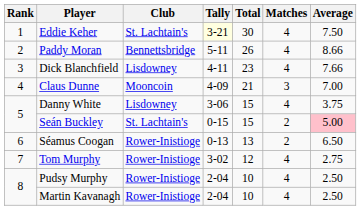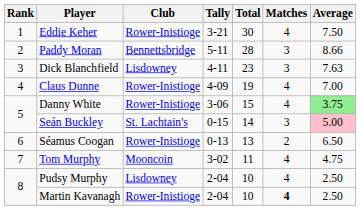(157, 31) St. Lachtain's -> (163, 31) Rower-Inistioge
(218, 31) lightyellow background -> (218, 31) no background
(248, 50) 26 -> (248, 50) 28
(287, 50) 4 -> (287, 50) 3
(287, 68) 4 -> (287, 68) 3
(333, 68) 7.66 -> (333, 68) 7.63
(149, 86) Mooncoin -> (163, 86) Rower-Inistioge
(248, 86) 21 -> (248, 86) 19
(287, 86) 3 -> (287, 86) 4
(151, 104) Lisdowney -> (163, 104) Rower-Inistioge
(333, 104) no background -> (333, 104) lightgreen background
(248, 123) 15 -> (248, 123) 14
(287, 123) 2 -> (287, 123) 3
(163, 159) Rower-Inistioge -> (149, 159) Mooncoin
(248, 159) 12 -> (248, 159) 11
(333, 159) 2.75 -> (333, 159) 4.75
(163, 178) Rower-Inistioge -> (151, 178) Lisdowney
(287, 196) normal -> (287, 196) bold
